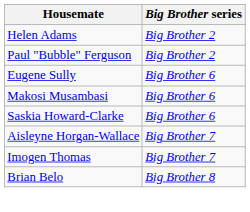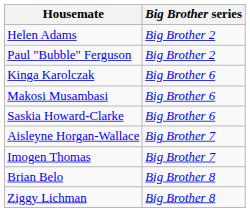- row: (42, 75)
+ row: (51, 75)
+ row: (47, 197)
